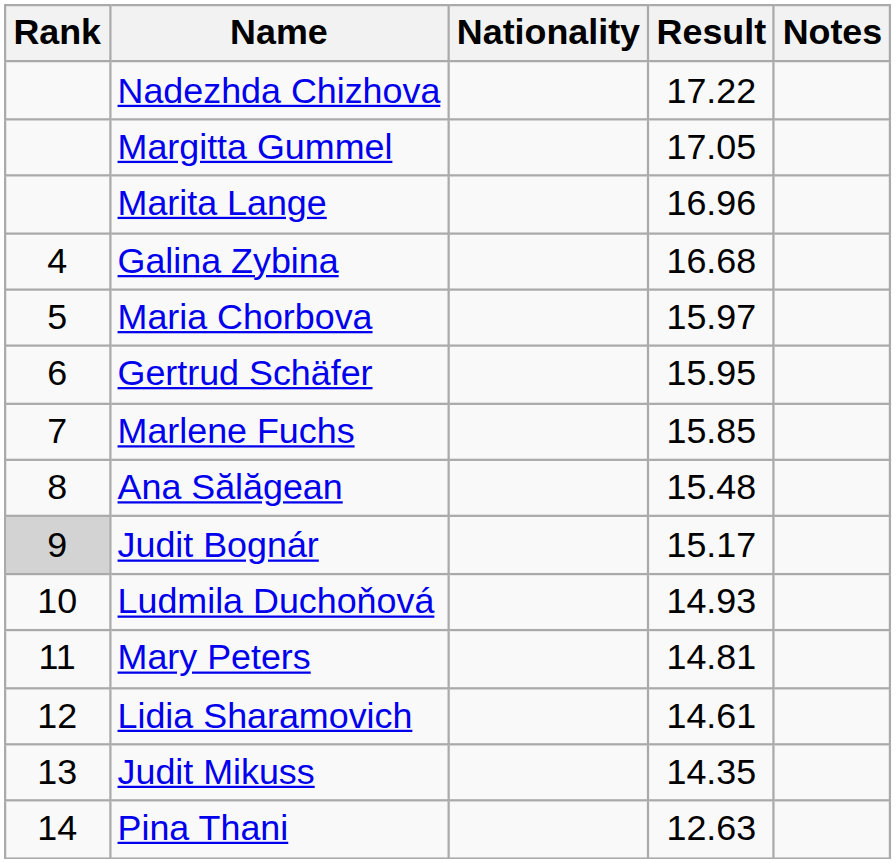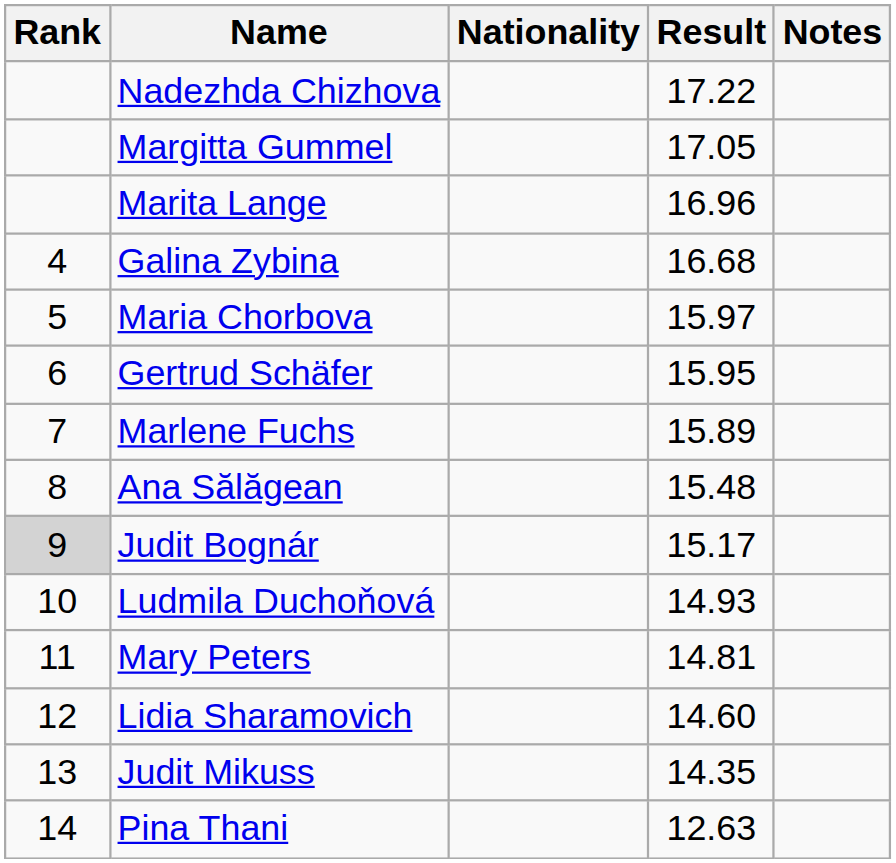(711, 430) 15.85 -> (711, 430) 15.89
(711, 714) 14.61 -> (711, 714) 14.60
